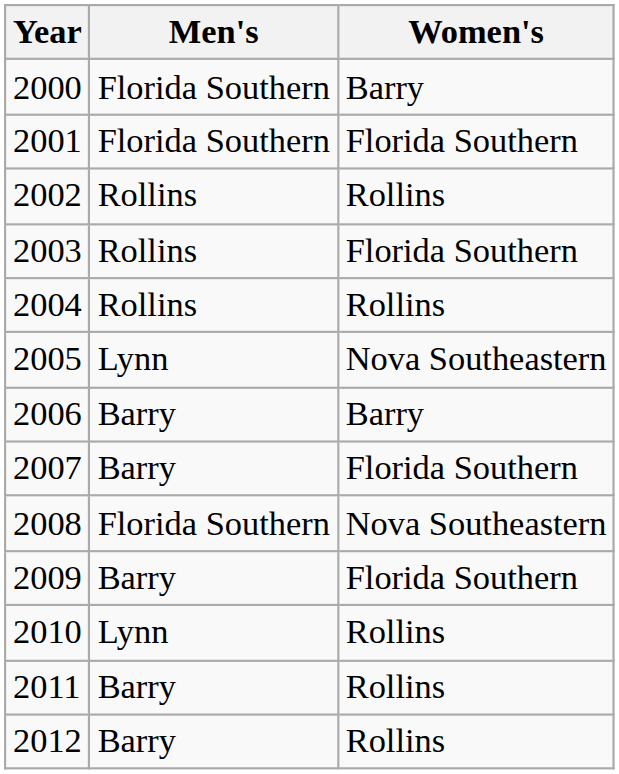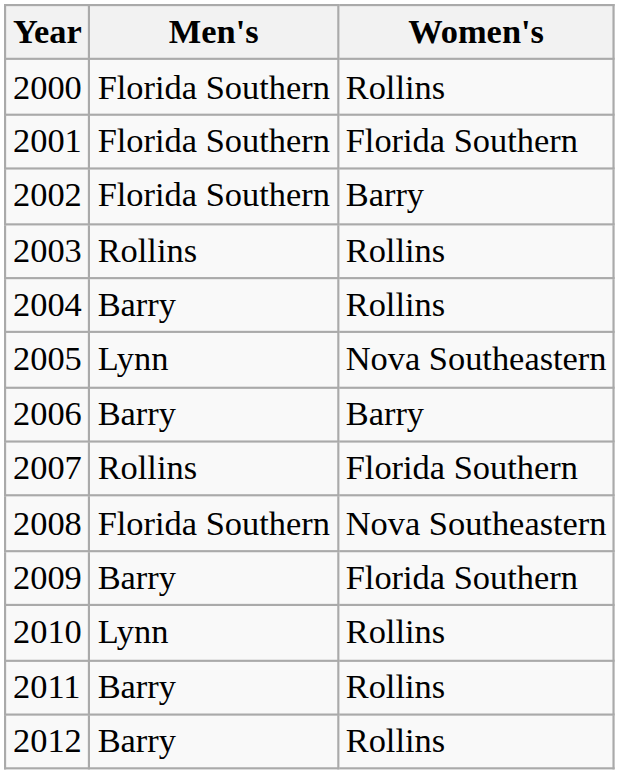(385, 86) Barry -> (395, 86) Rollins
(147, 195) Rollins -> (214, 195) Florida Southern
(395, 195) Rollins -> (385, 195) Barry
(462, 250) Florida Southern -> (395, 250) Rollins
(147, 304) Rollins -> (137, 304) Barry
(137, 468) Barry -> (147, 468) Rollins
